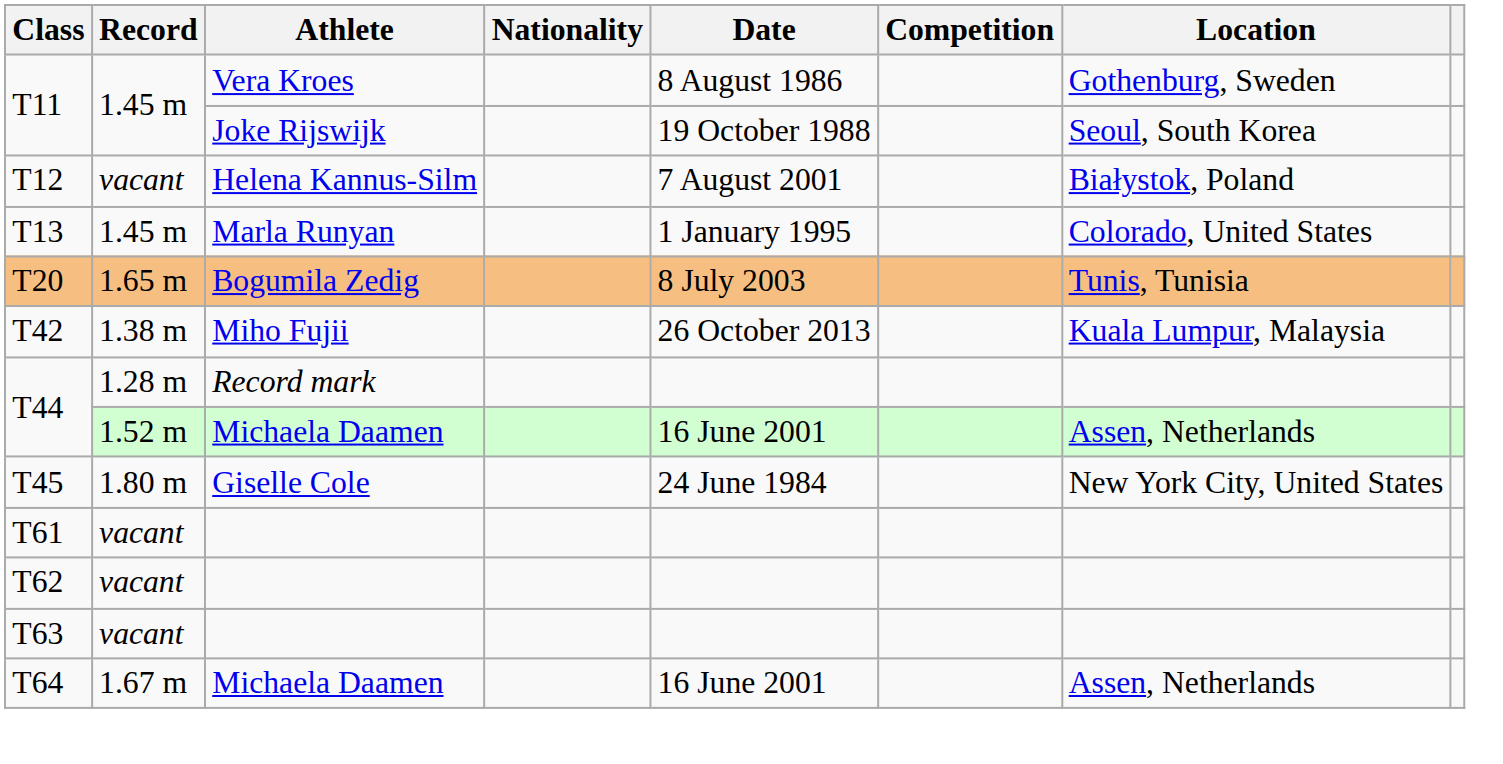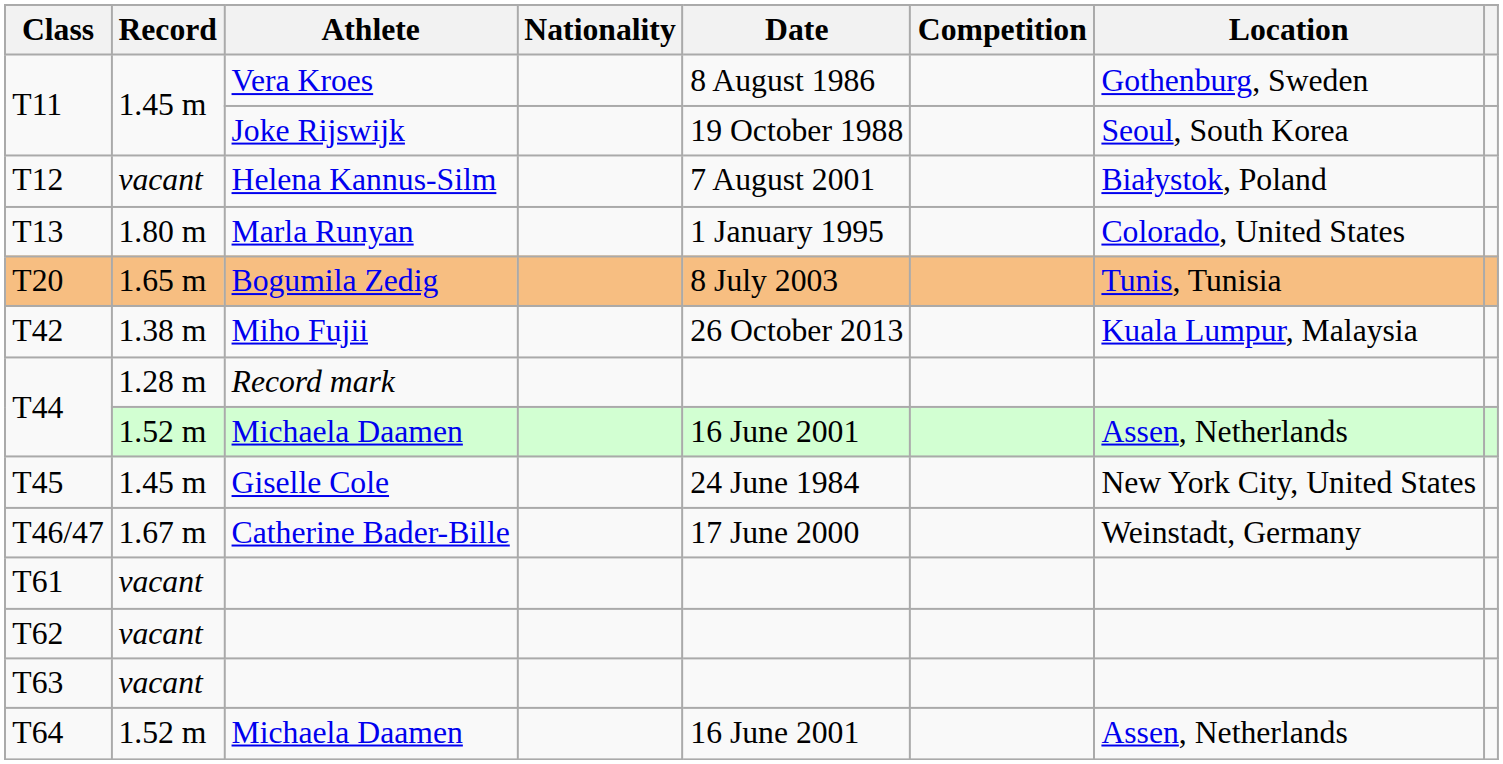(143, 230) 1.45 m -> (162, 230) 1.80 m
(143, 481) 1.80 m -> (162, 481) 1.45 m
+ row: (58, 532)
(143, 682) 1.67 m -> (162, 733) 1.52 m
